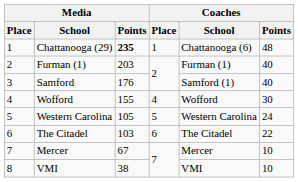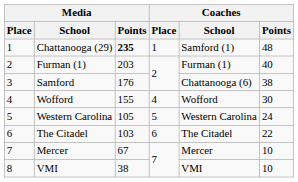(216, 47) Chattanooga (6) -> (208, 47) Samford (1)
(208, 82) Samford (1) -> (216, 82) Chattanooga (6)
(267, 82) 40 -> (267, 82) 38
